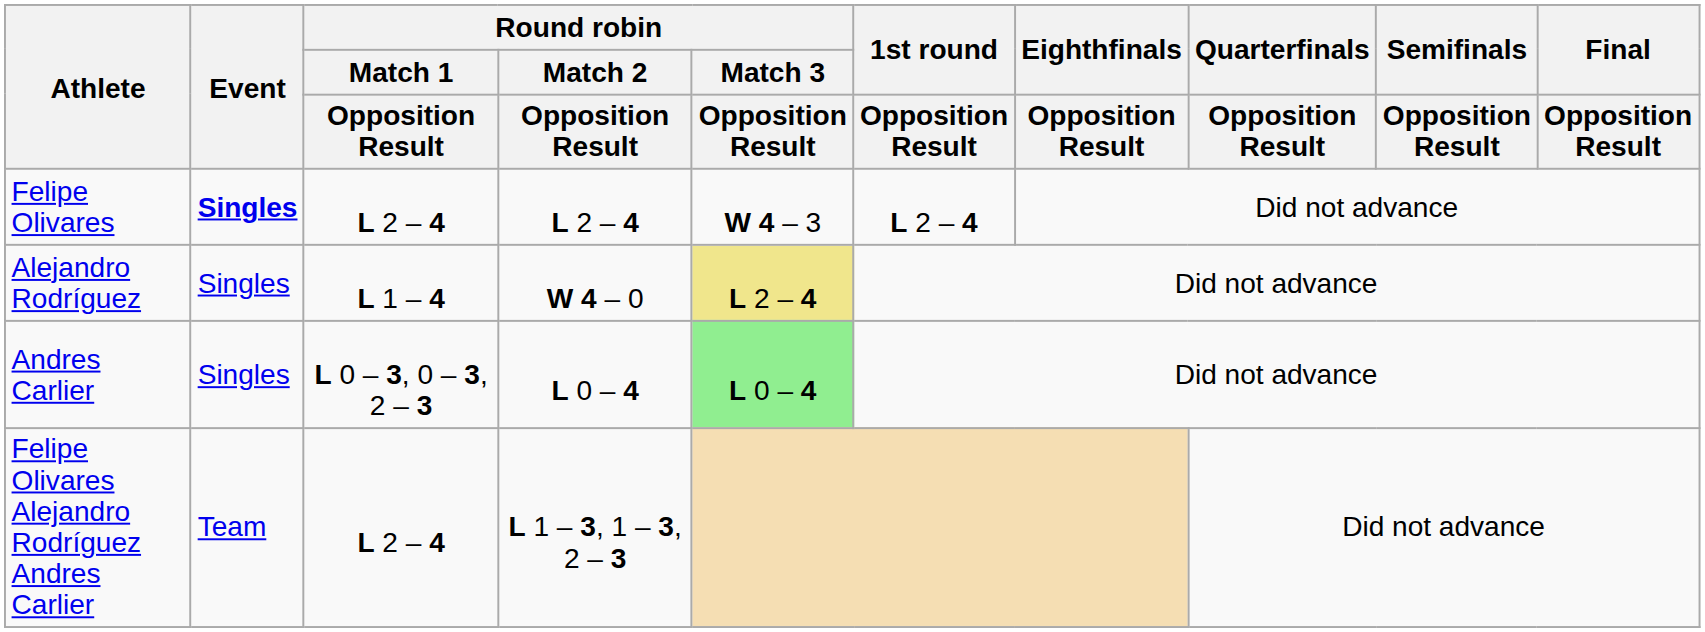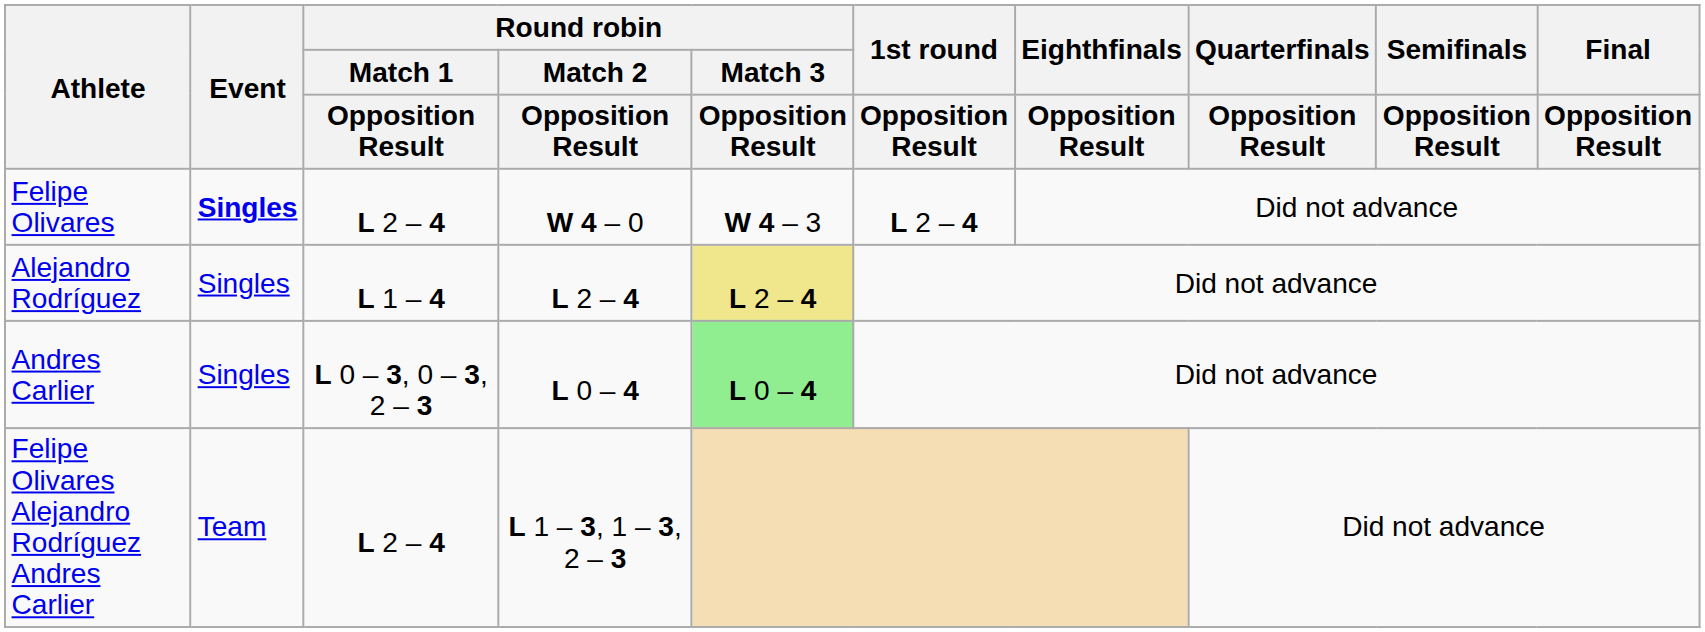(595, 223) L 2 – 4 -> (595, 223) W 4 – 0
(595, 299) W 4 – 0 -> (595, 299) L 2 – 4
